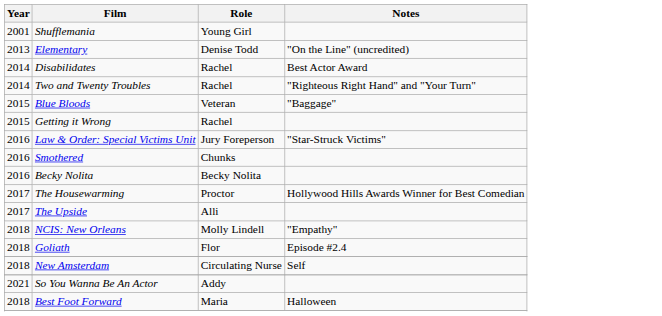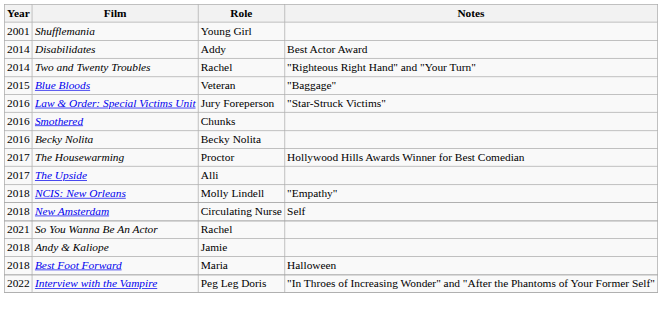- row: (61, 49)
(217, 67) Rachel -> (213, 49) Addy
- row: (73, 121)
- row: (52, 247)
(213, 283) Addy -> (217, 229) Rachel
+ row: (72, 247)
+ row: (96, 283)
